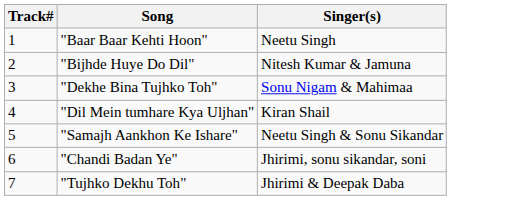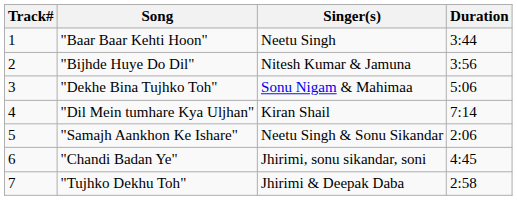+ column: (479, 16)
